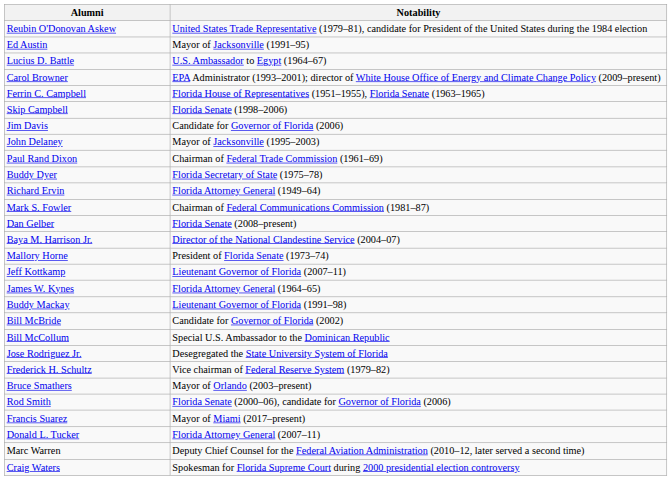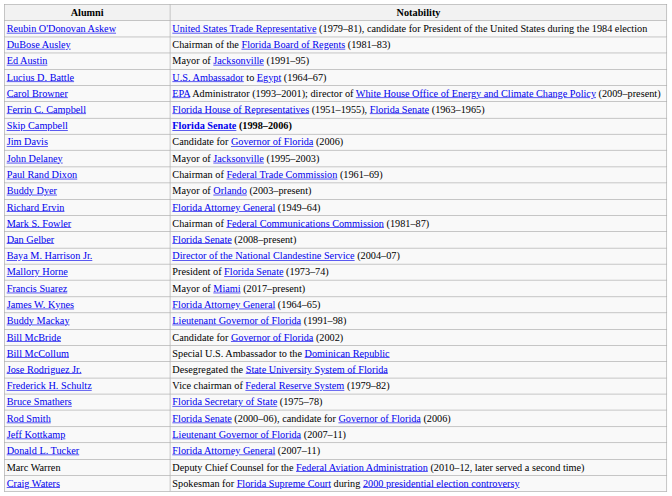+ row: (39, 45)
(230, 110) normal -> (232, 126) bold
(247, 175) Florida Secretary of State (1975–78) -> (242, 191) Mayor of Orlando (2003–present)
rows swapped: (36, 272) <-> (37, 418)
(242, 386) Mayor of Orlando (2003–present) -> (247, 402) Florida Secretary of State (1975–78)
